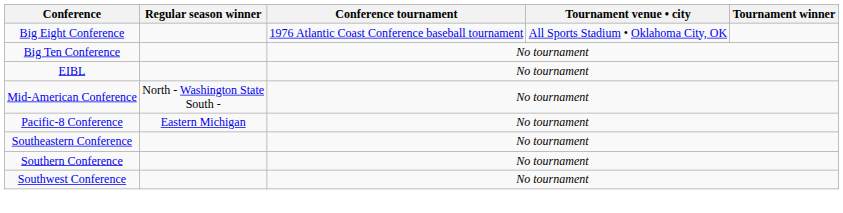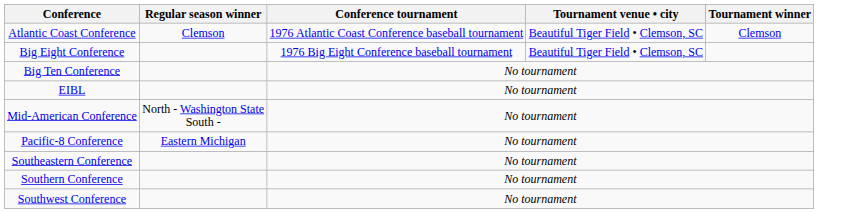+ row: (72, 33)
(396, 33) 1976 Atlantic Coast Conference baseball tournament -> (396, 52) 1976 Big Eight Conference baseball tournament
(628, 33) All Sports Stadium • Oklahoma City, OK -> (616, 52) Beautiful Tiger Field • Clemson, SC
